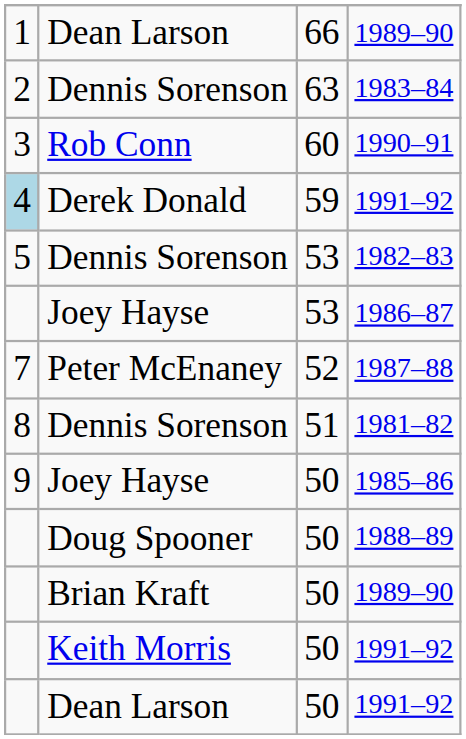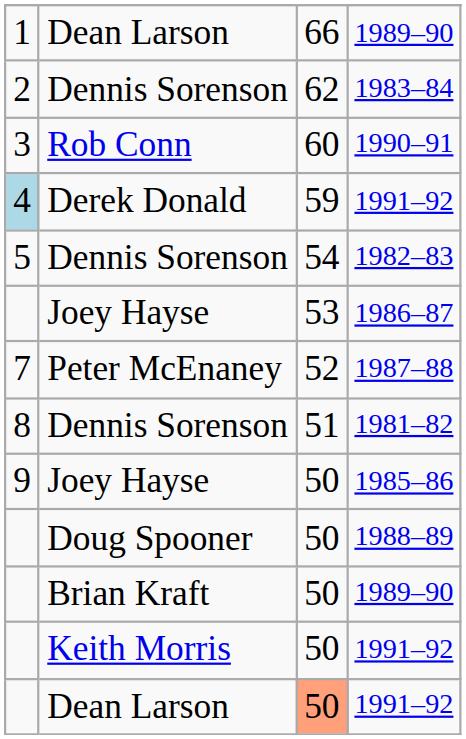(322, 88) 63 -> (322, 88) 62
(322, 256) 53 -> (322, 256) 54
(322, 705) no background -> (322, 705) lightsalmon background
